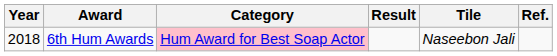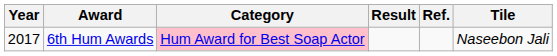columns swapped: (469, 16) <-> (535, 16)
(24, 39) 2018 -> (24, 39) 2017
